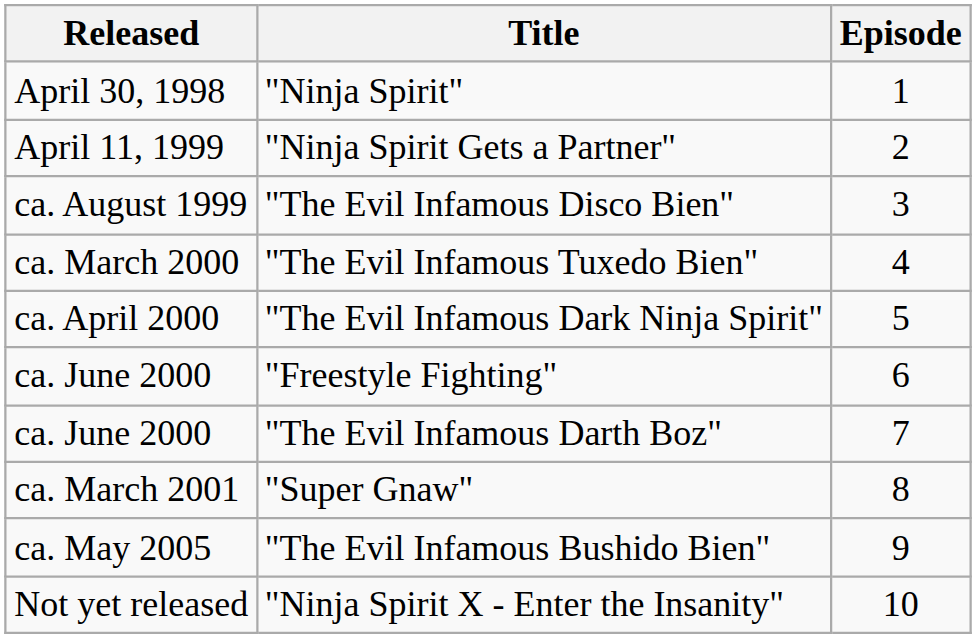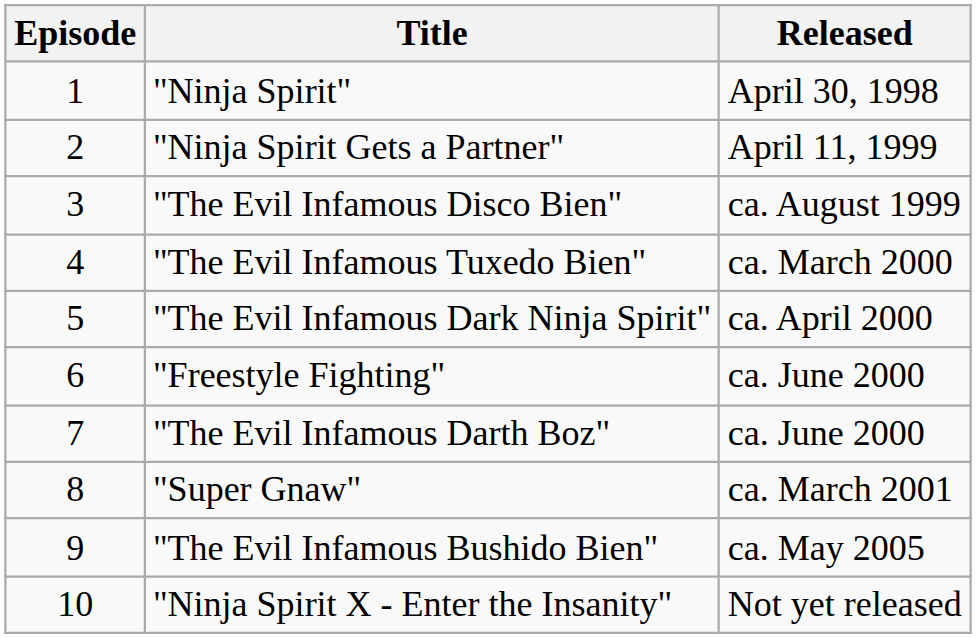columns swapped: (901, 33) <-> (131, 33)
